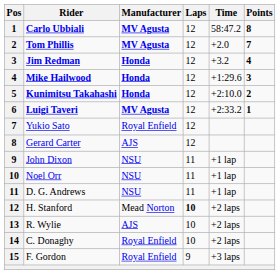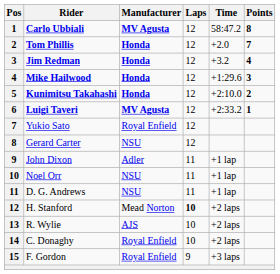(145, 45) MV Agusta -> (136, 45) Honda
(130, 143) AJS -> (131, 143) NSU
(131, 159) NSU -> (133, 159) Adler
